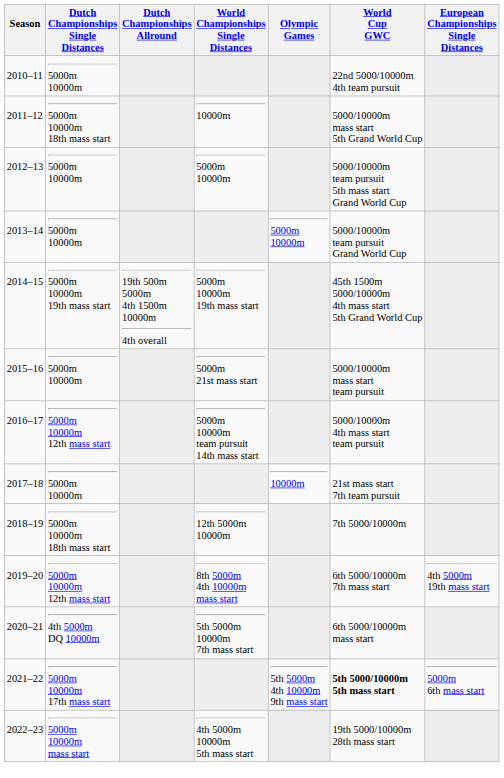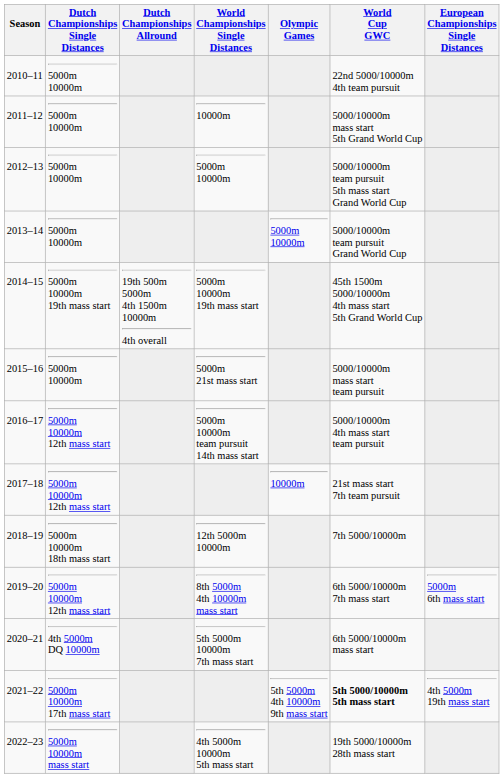(83, 124) 5000m 10000m 18th mass start -> (83, 118) 5000m 10000m
(83, 486) 5000m 10000m -> (83, 492) 5000m 10000m 12th mass start
(462, 578) 4th 5000m 19th mass start -> (462, 589) 5000m 6th mass start
(462, 681) 5000m 6th mass start -> (462, 692) 4th 5000m 19th mass start
